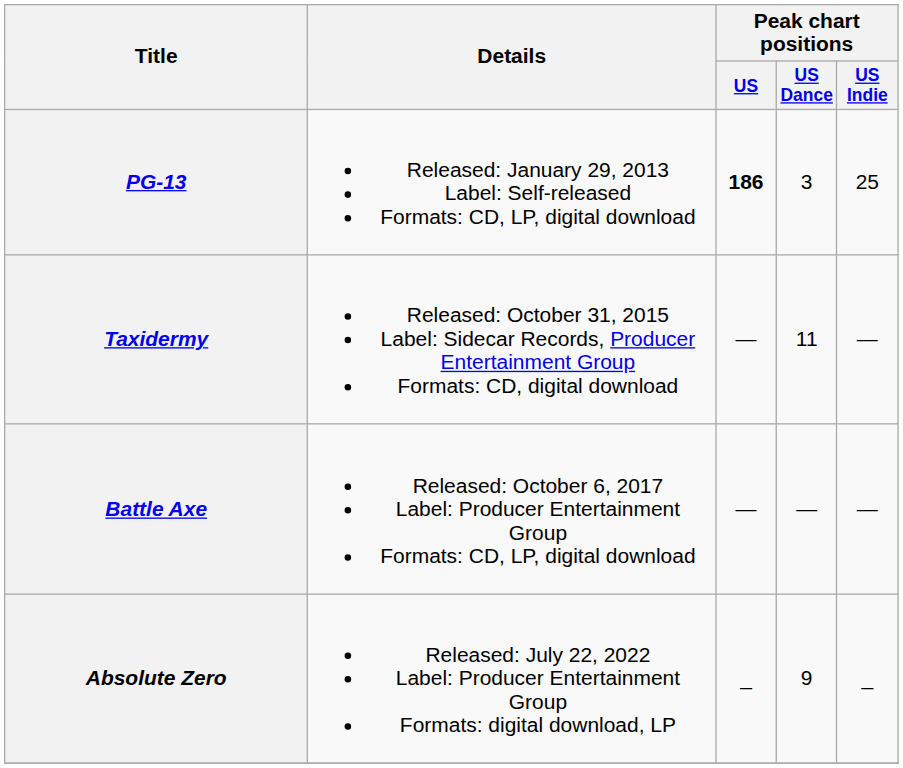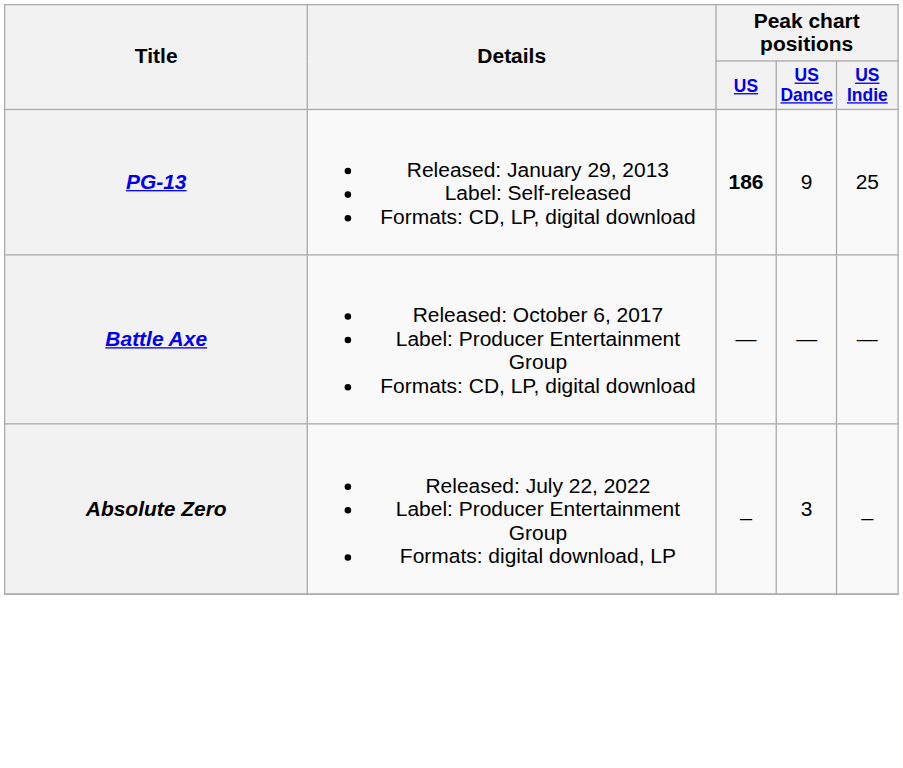(807, 181) 3 -> (807, 181) 9
- row: (156, 339)
(807, 678) 9 -> (807, 509) 3
